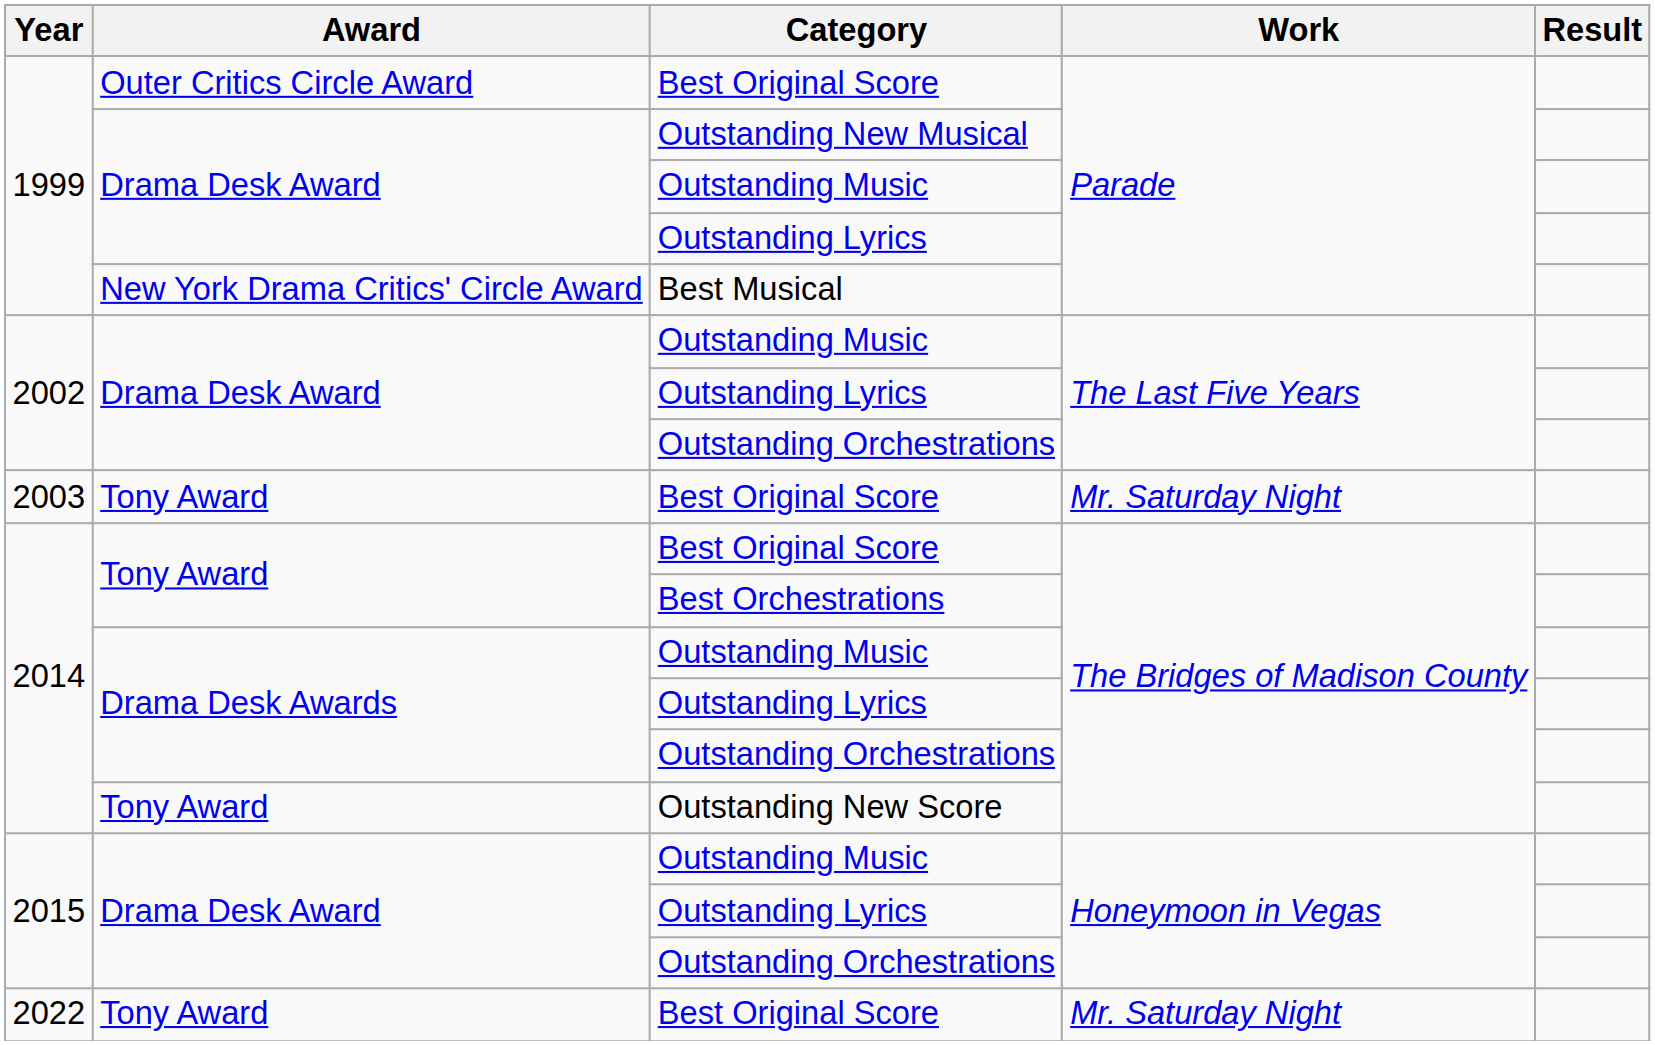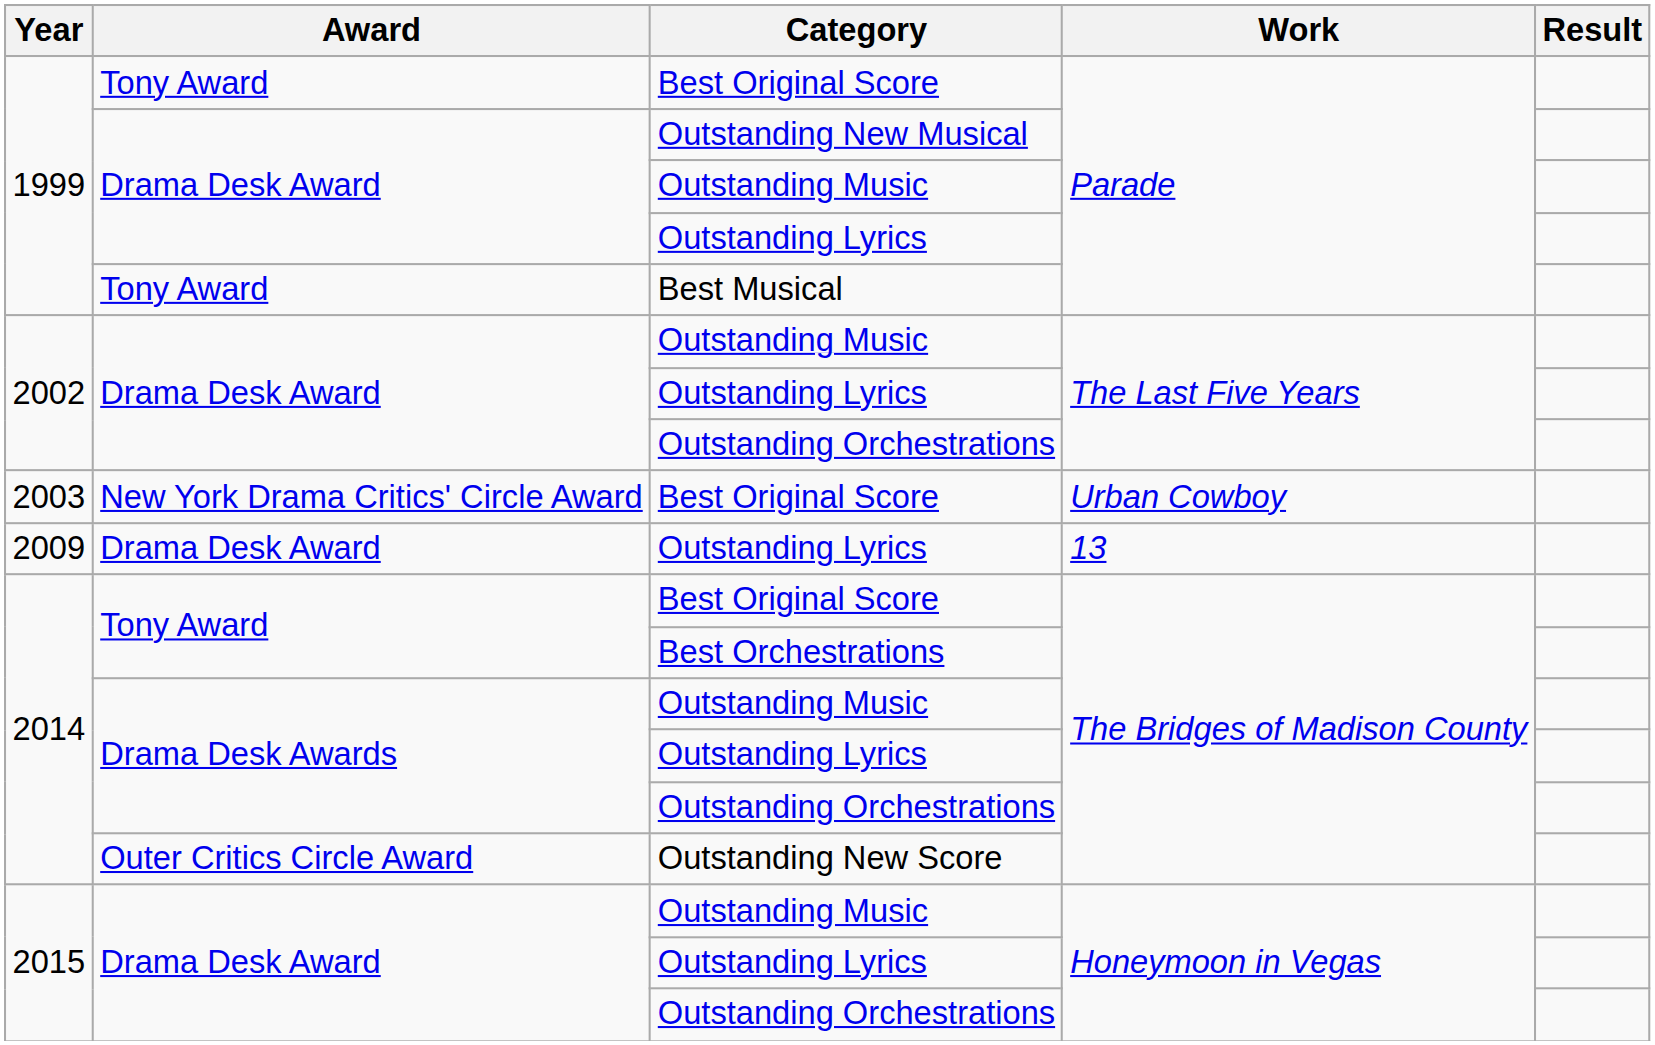(287, 82) Outer Critics Circle Award -> (184, 82) Tony Award
(371, 289) New York Drama Critics' Circle Award -> (184, 289) Tony Award
(184, 496) Tony Award -> (371, 496) New York Drama Critics' Circle Award
(1206, 496) Mr. Saturday Night -> (1178, 496) Urban Cowboy
+ row: (49, 548)
(184, 806) Tony Award -> (287, 858) Outer Critics Circle Award
- row: (49, 1013)
